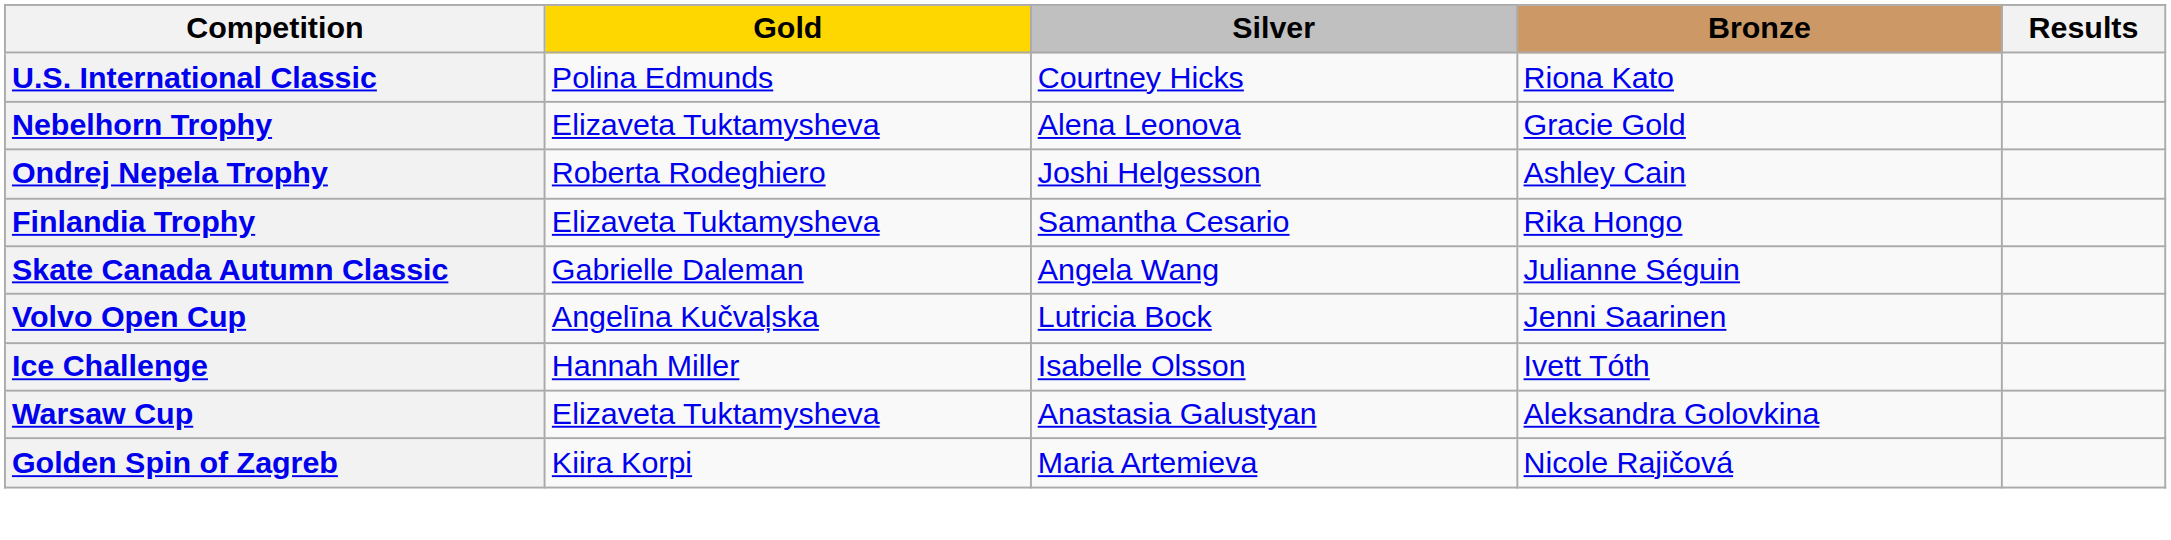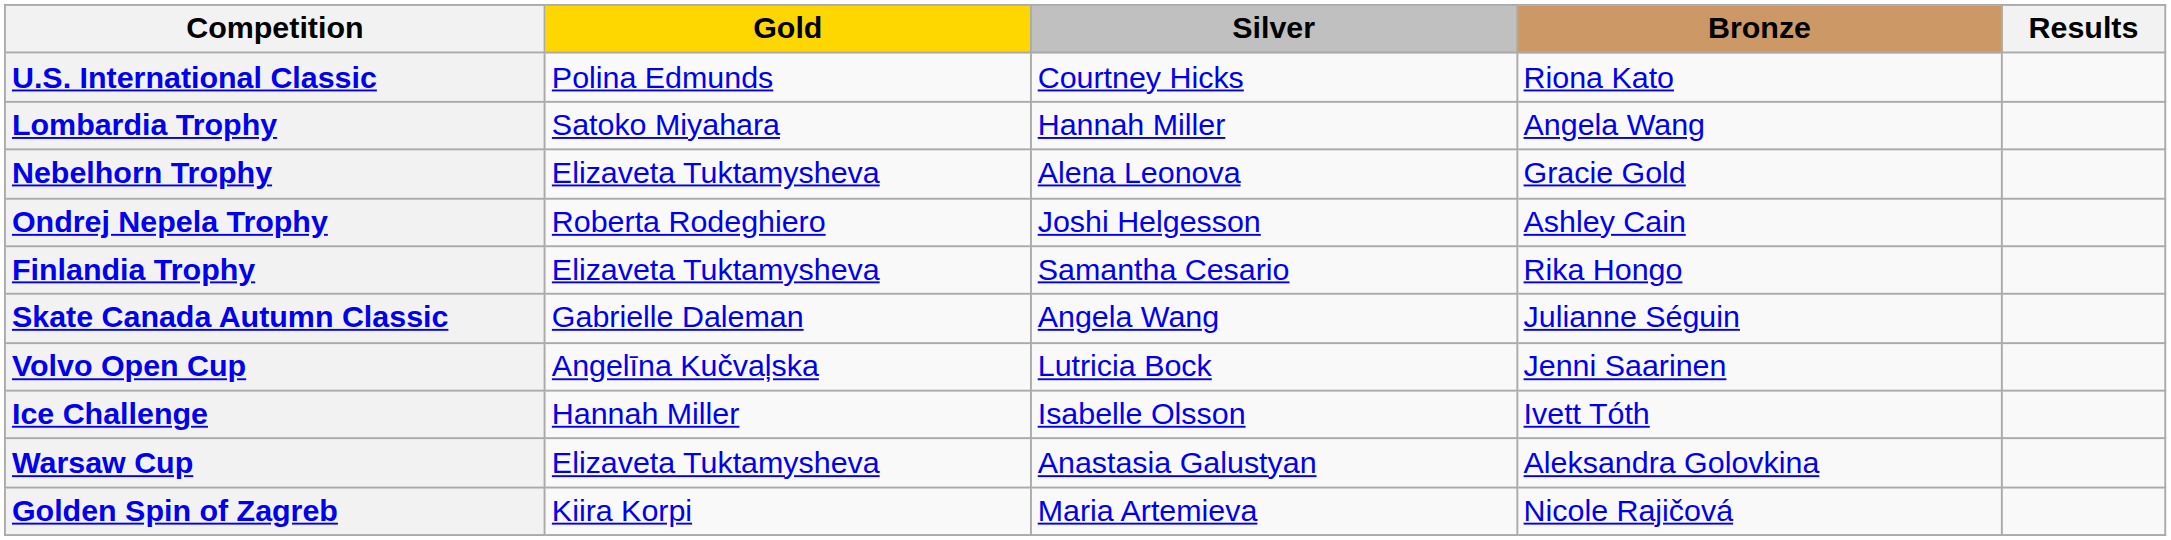+ row: (145, 125)
